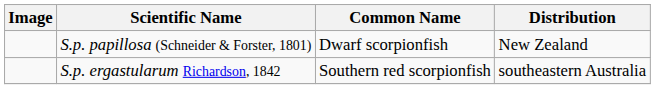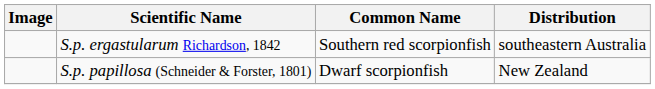rows swapped: (186, 44) <-> (170, 70)
